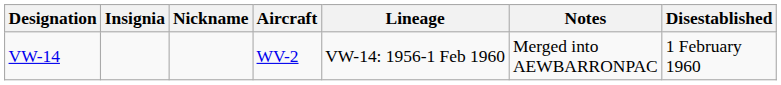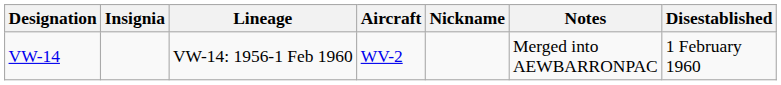columns swapped: (211, 18) <-> (415, 18)
